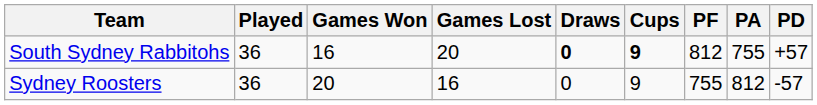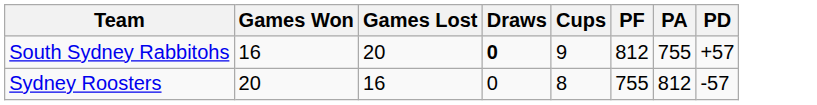- column: (271, 20)
(635, 52) bold -> (562, 52) normal
(635, 83) 9 -> (562, 83) 8
